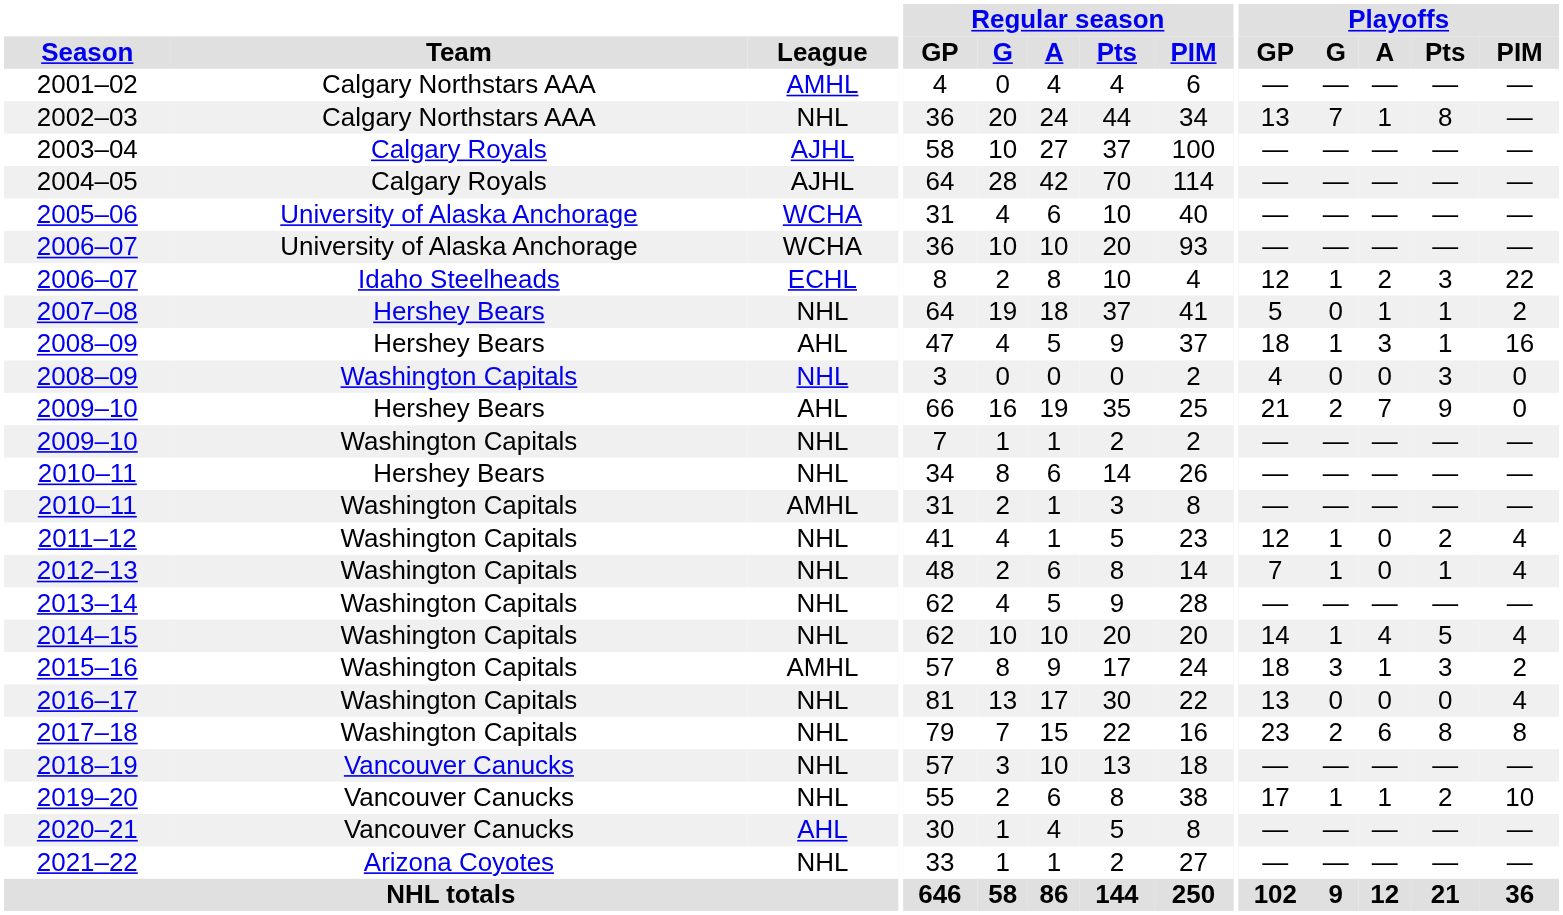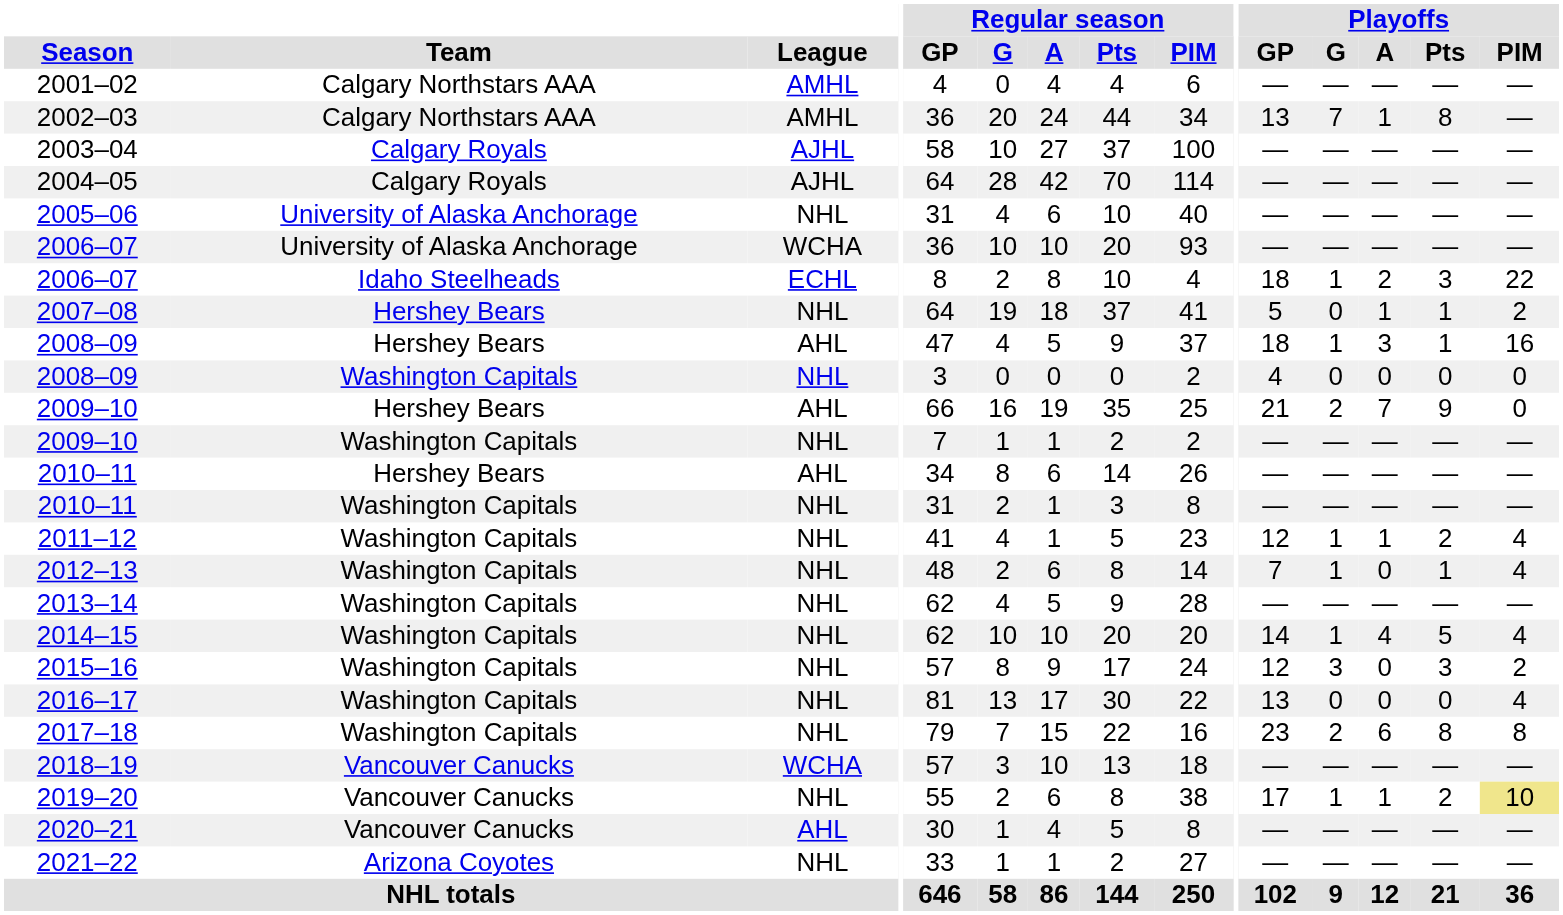(822, 117) NHL -> (822, 117) AMHL
(822, 214) WCHA -> (822, 214) NHL
(1275, 279) 12 -> (1275, 279) 18
(1445, 376) 3 -> (1445, 376) 0
(822, 473) NHL -> (822, 473) AHL
(822, 505) AMHL -> (822, 505) NHL
(1385, 538) 0 -> (1385, 538) 1
(822, 667) AMHL -> (822, 667) NHL
(1275, 667) 18 -> (1275, 667) 12
(1385, 667) 1 -> (1385, 667) 0
(822, 765) NHL -> (822, 765) WCHA
(1520, 797) no background -> (1520, 797) khaki background
